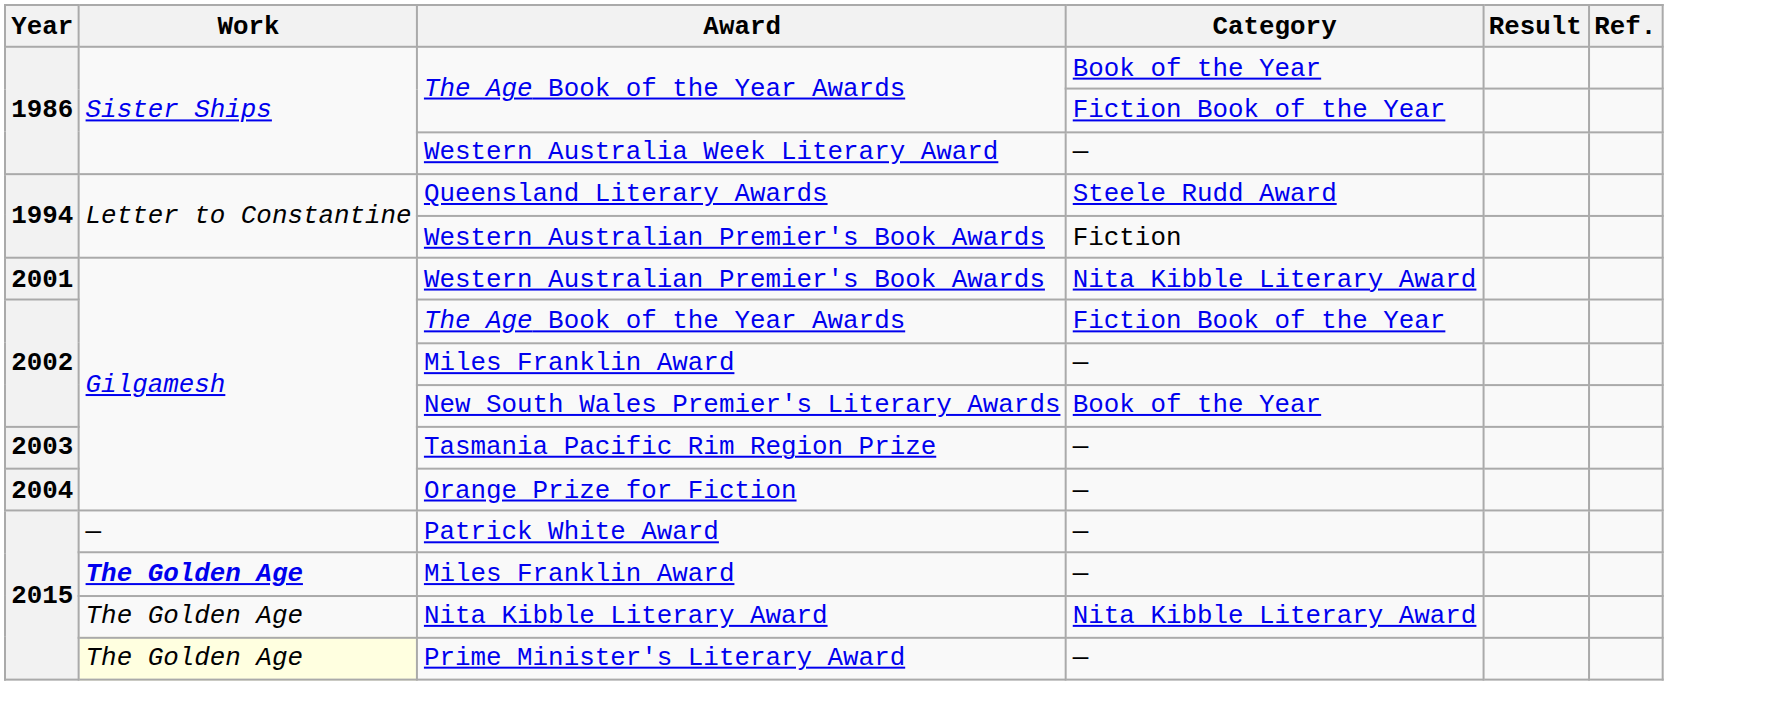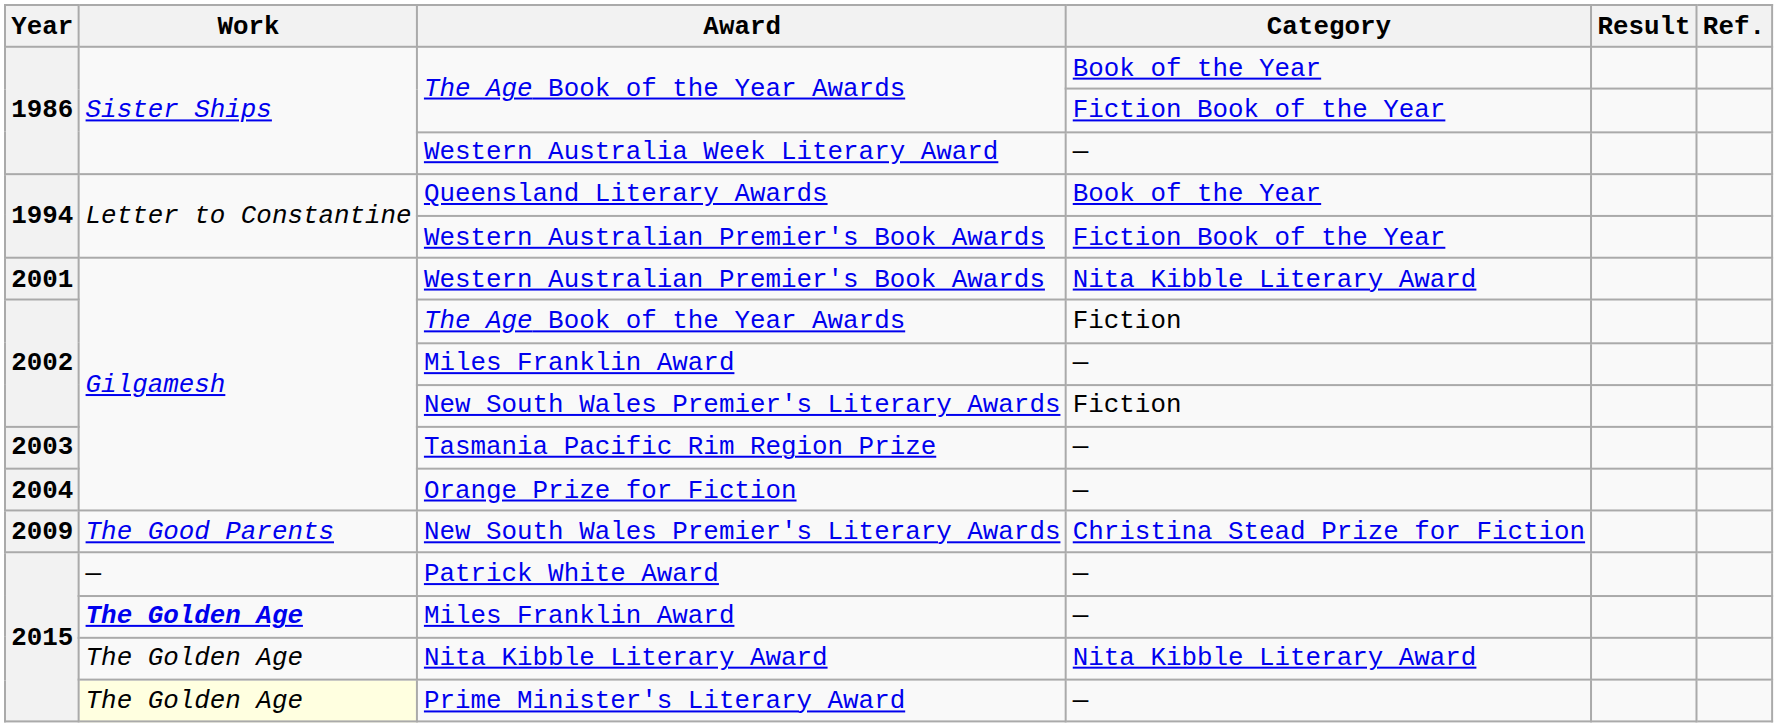(1205, 195) Steele Rudd Award -> (1197, 195) Book of the Year
(1127, 237) Fiction -> (1259, 237) Fiction Book of the Year
(1259, 321) Fiction Book of the Year -> (1127, 321) Fiction
(1197, 406) Book of the Year -> (1127, 406) Fiction
+ row: (42, 532)
